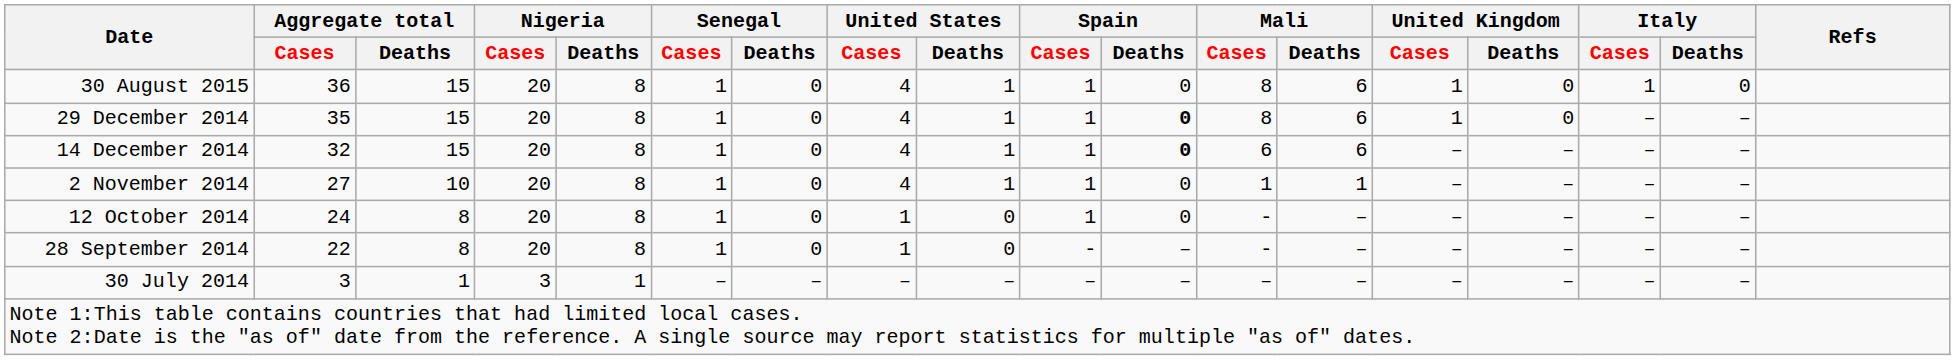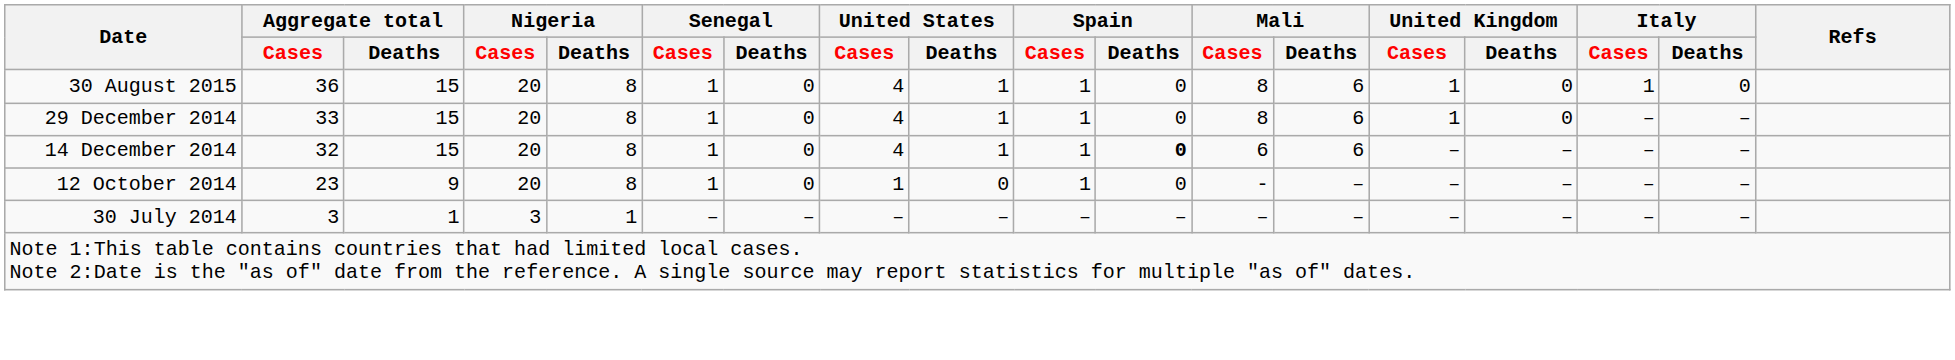(339, 119) 35 -> (327, 119) 33
(1185, 119) bold -> (1181, 119) normal
- row: (159, 184)
(339, 217) 24 -> (327, 184) 23
(464, 217) 8 -> (454, 184) 9
- row: (147, 249)
